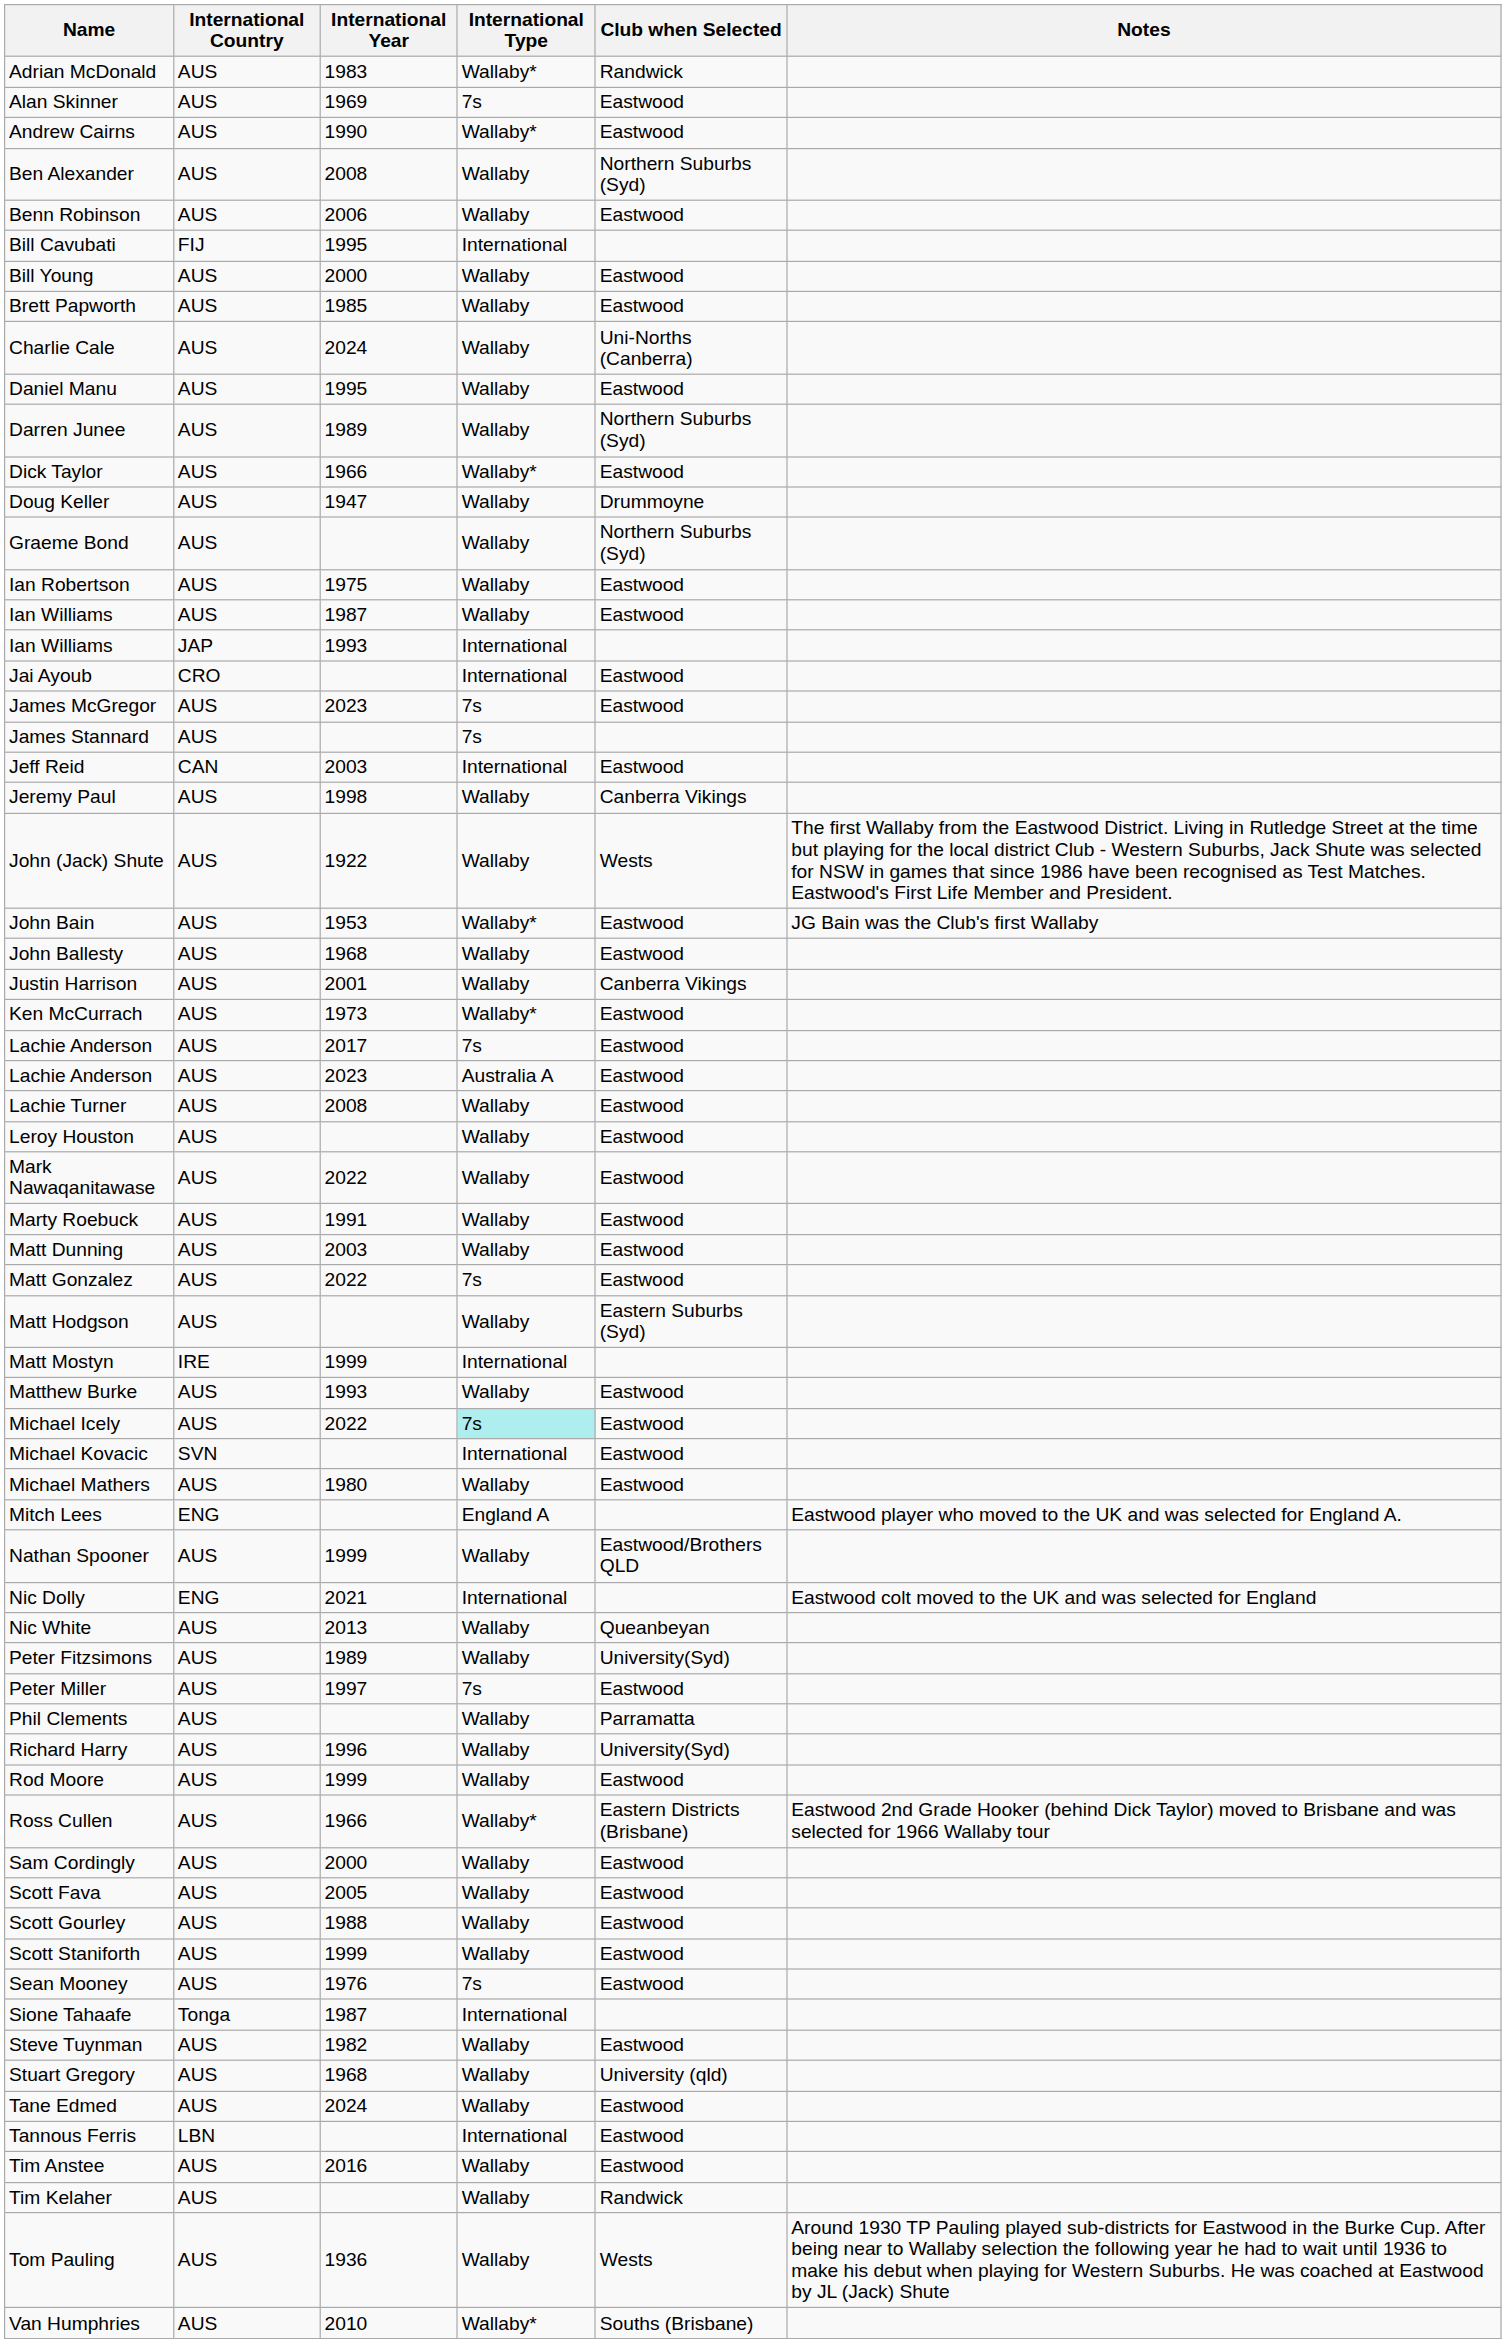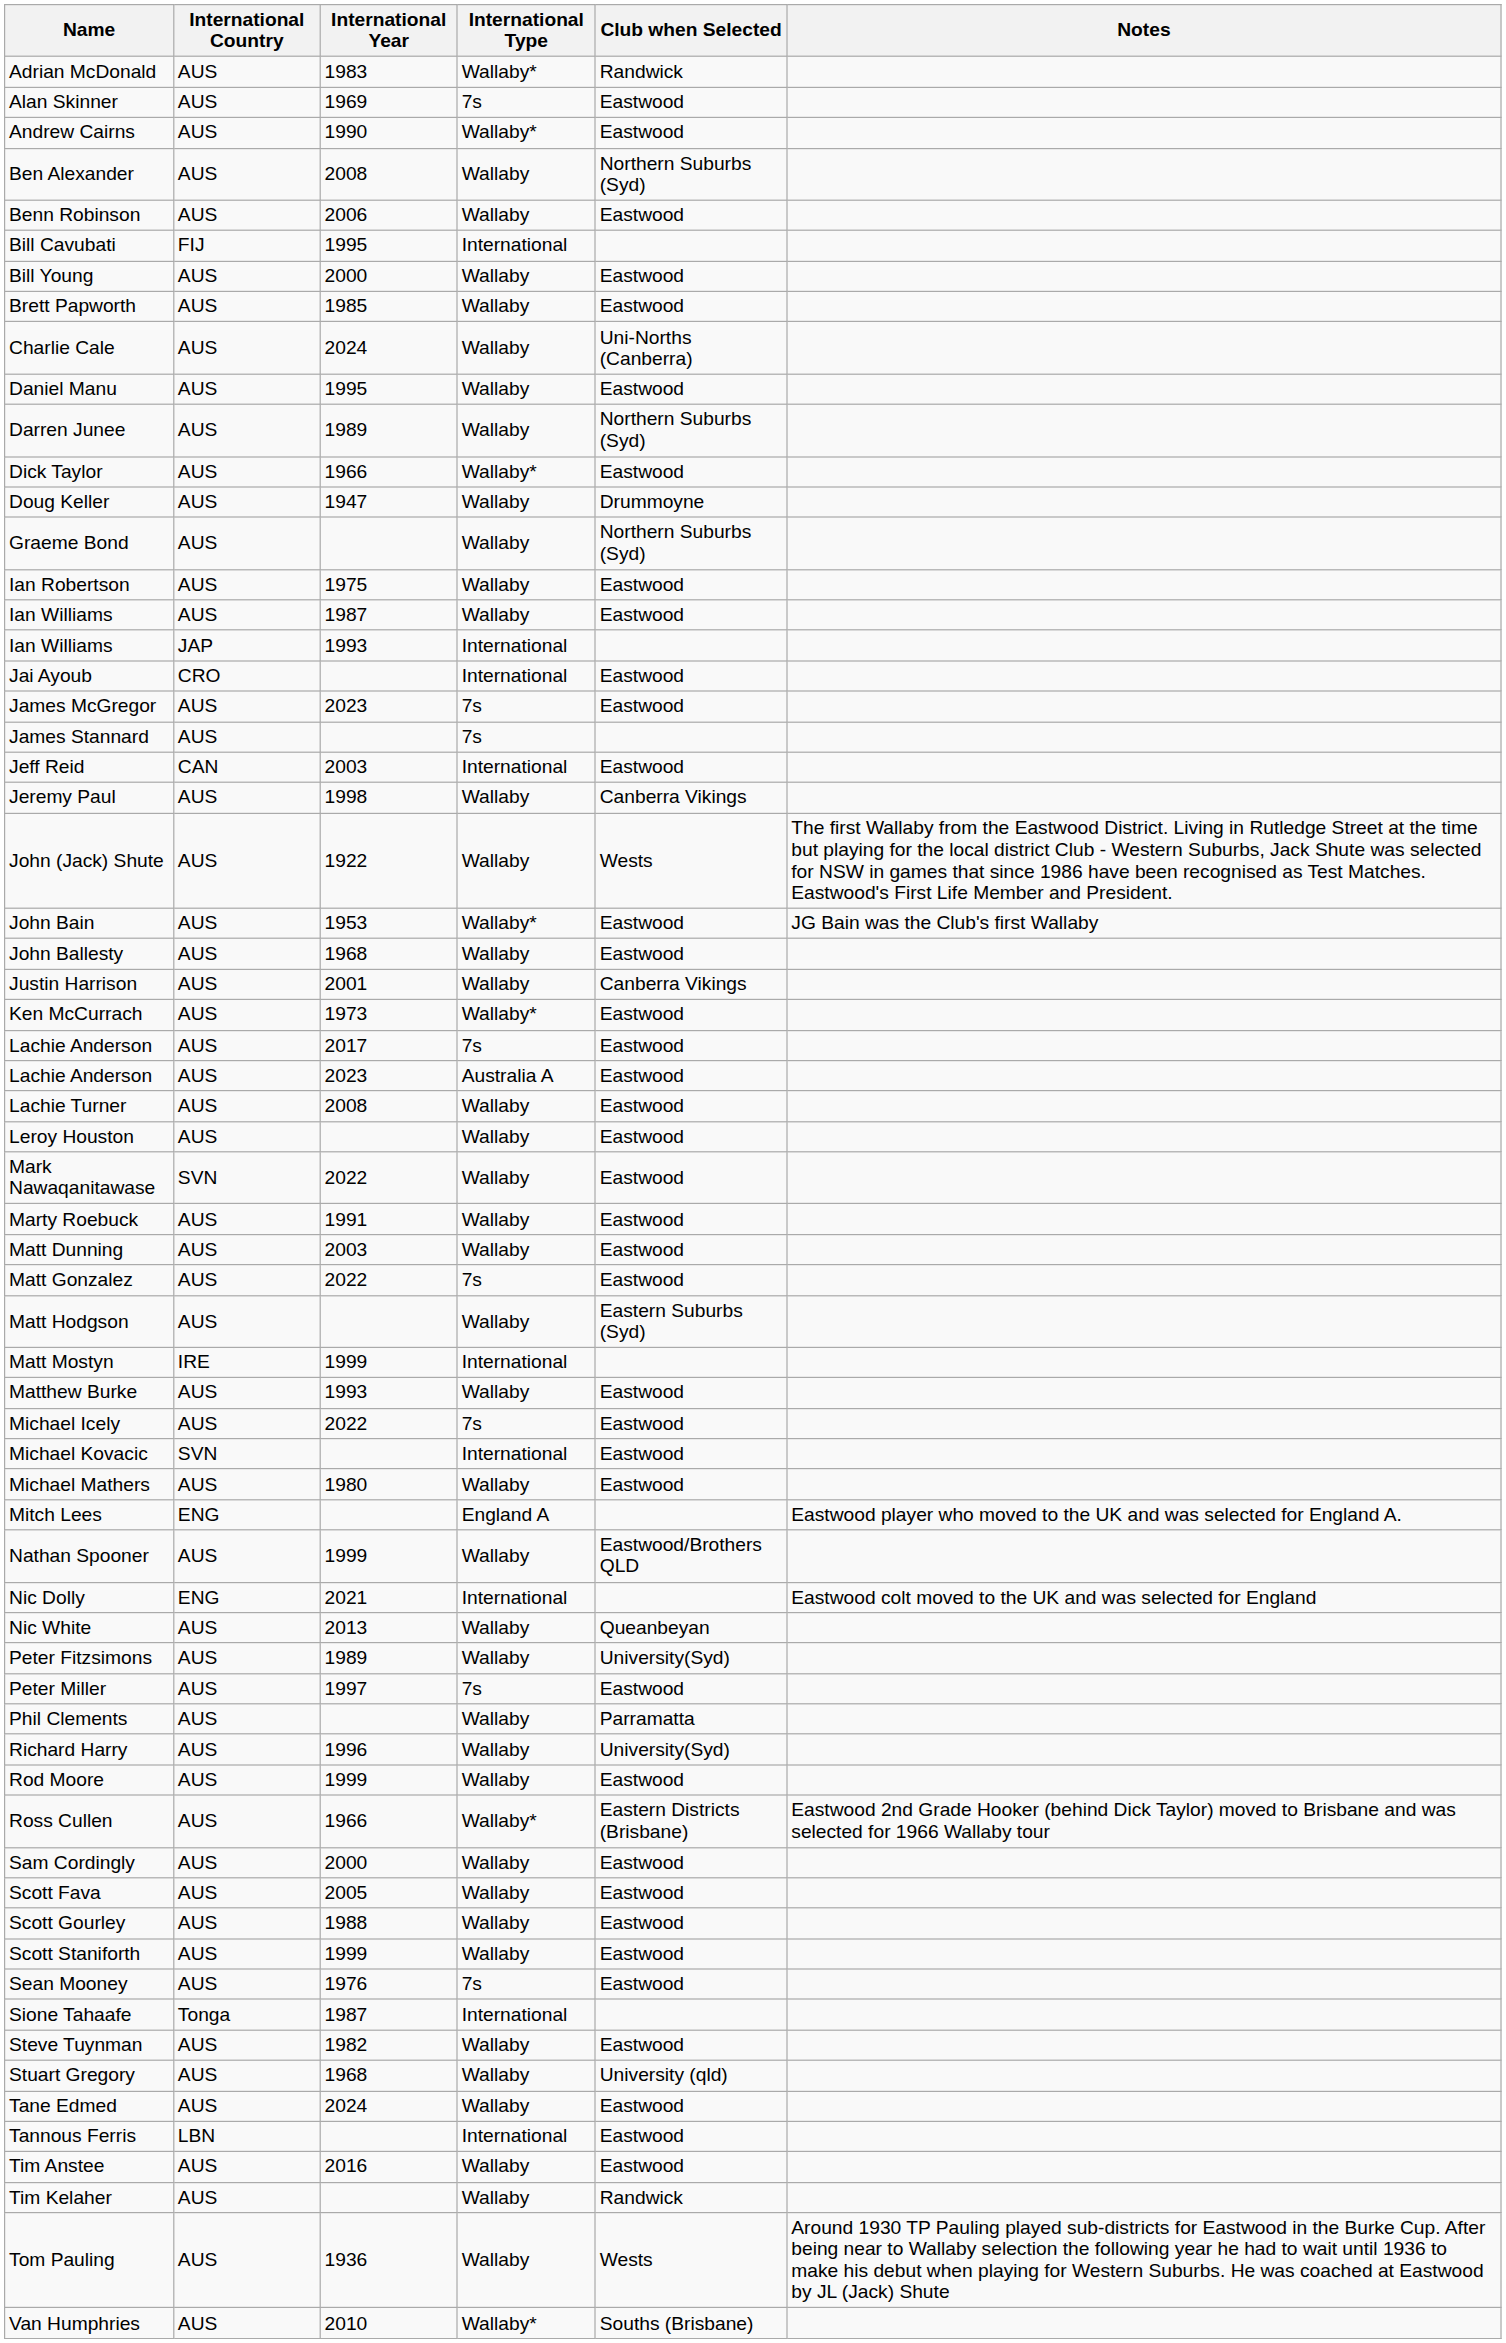(198, 1177) AUS -> (198, 1177) SVN
(472, 1423) paleturquoise background -> (472, 1423) no background
